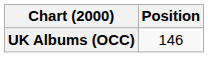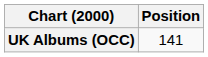(171, 39) 146 -> (171, 39) 141
